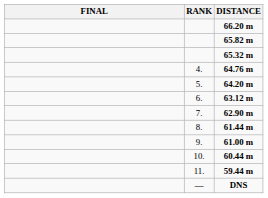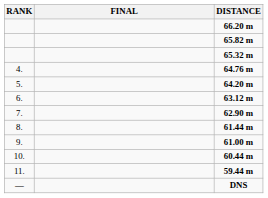columns swapped: (199, 12) <-> (94, 12)
